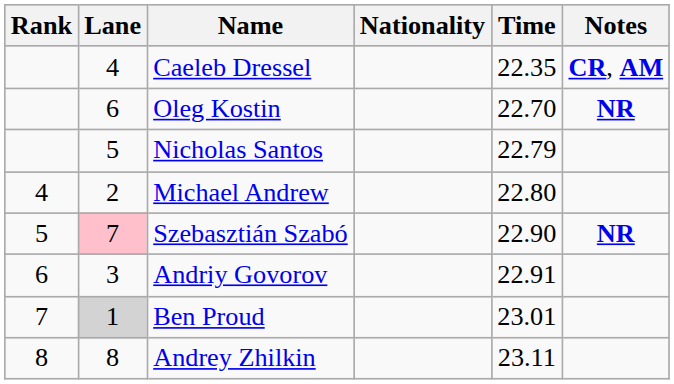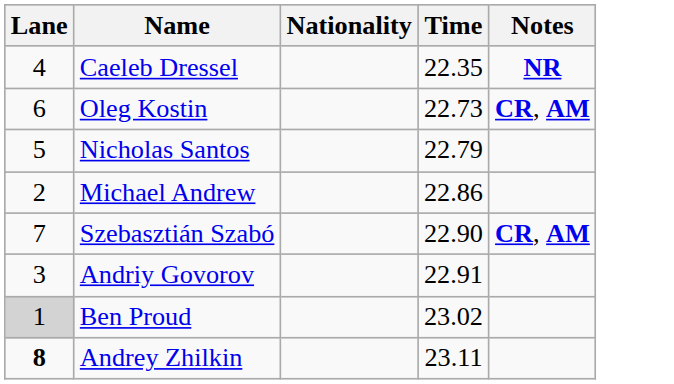- column: (42, 25)
(616, 66) CR, AM -> (542, 66) NR
(527, 108) 22.70 -> (453, 108) 22.73
(616, 108) NR -> (542, 108) CR, AM
(527, 191) 22.80 -> (453, 191) 22.86
(113, 233) pink background -> (39, 233) no background
(616, 233) NR -> (542, 233) CR, AM
(527, 316) 23.01 -> (453, 316) 23.02
(113, 358) normal -> (39, 358) bold
